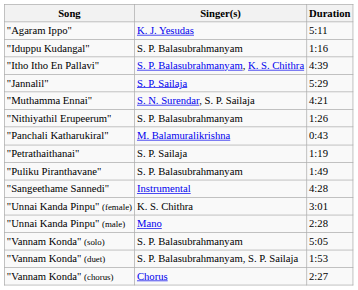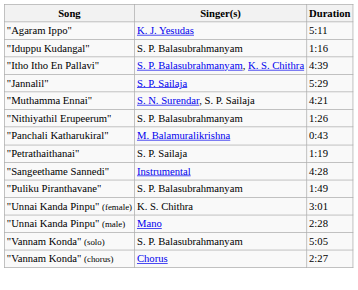rows swapped: (54, 171) <-> (58, 188)
- row: (56, 259)
